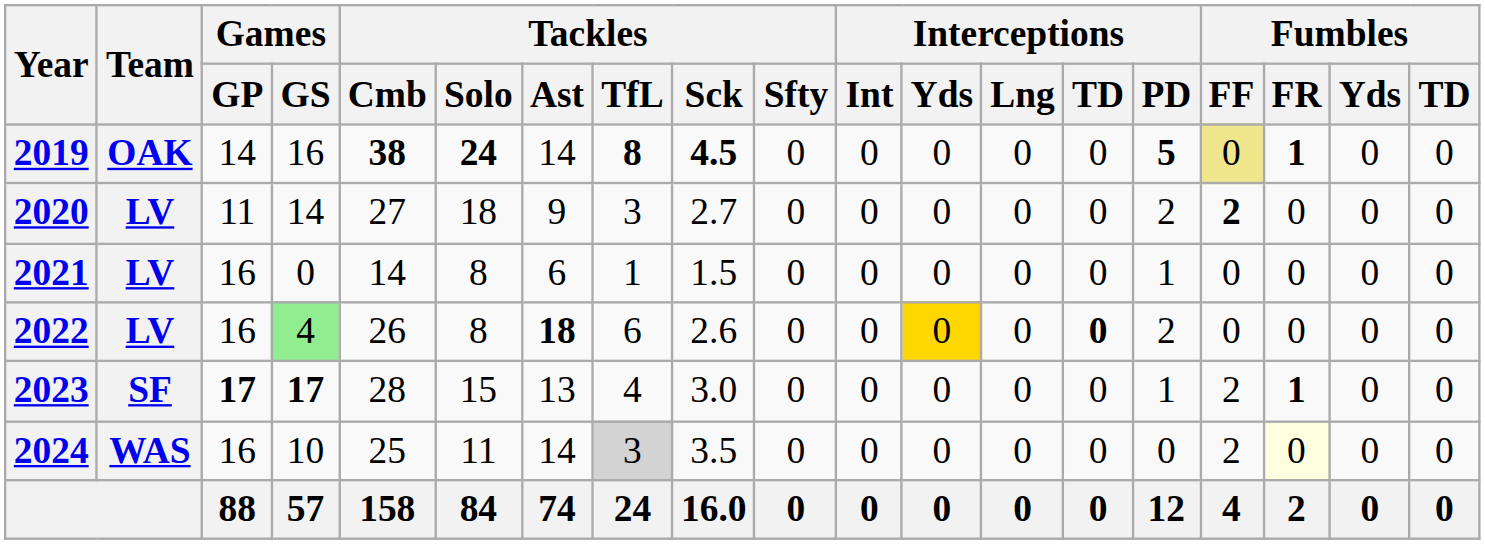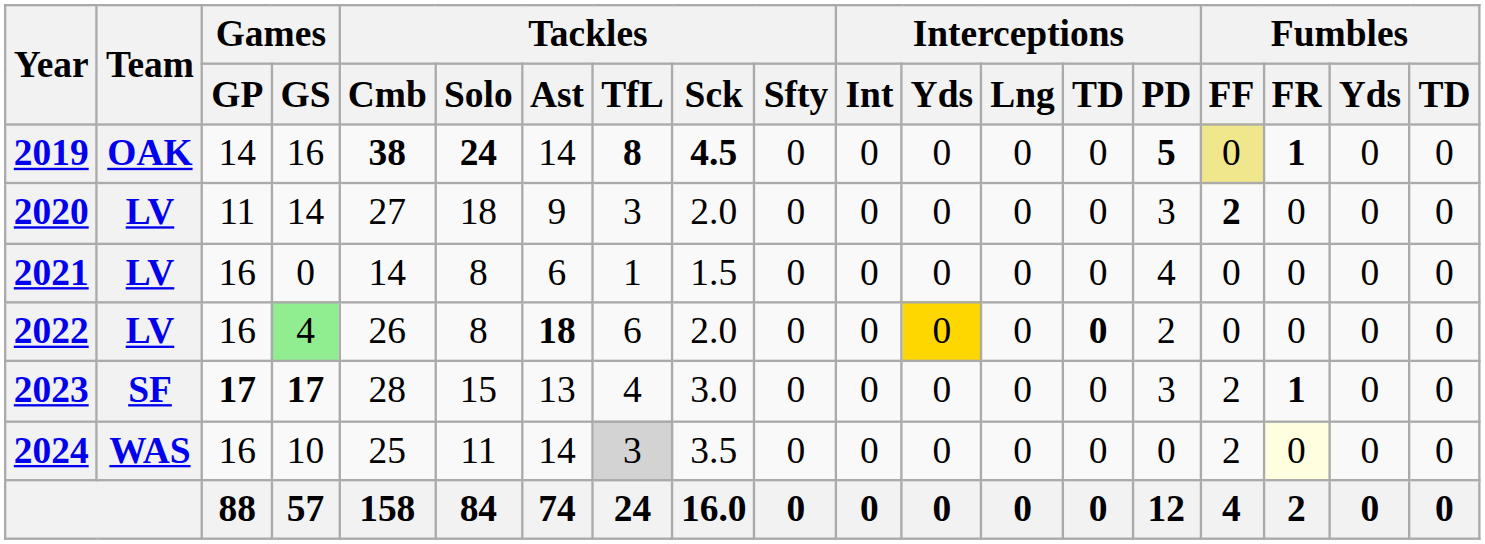(714, 212) 2.7 -> (714, 212) 2.0
(1166, 212) 2 -> (1166, 212) 3
(1166, 271) 1 -> (1166, 271) 4
(714, 331) 2.6 -> (714, 331) 2.0
(1166, 390) 1 -> (1166, 390) 3
